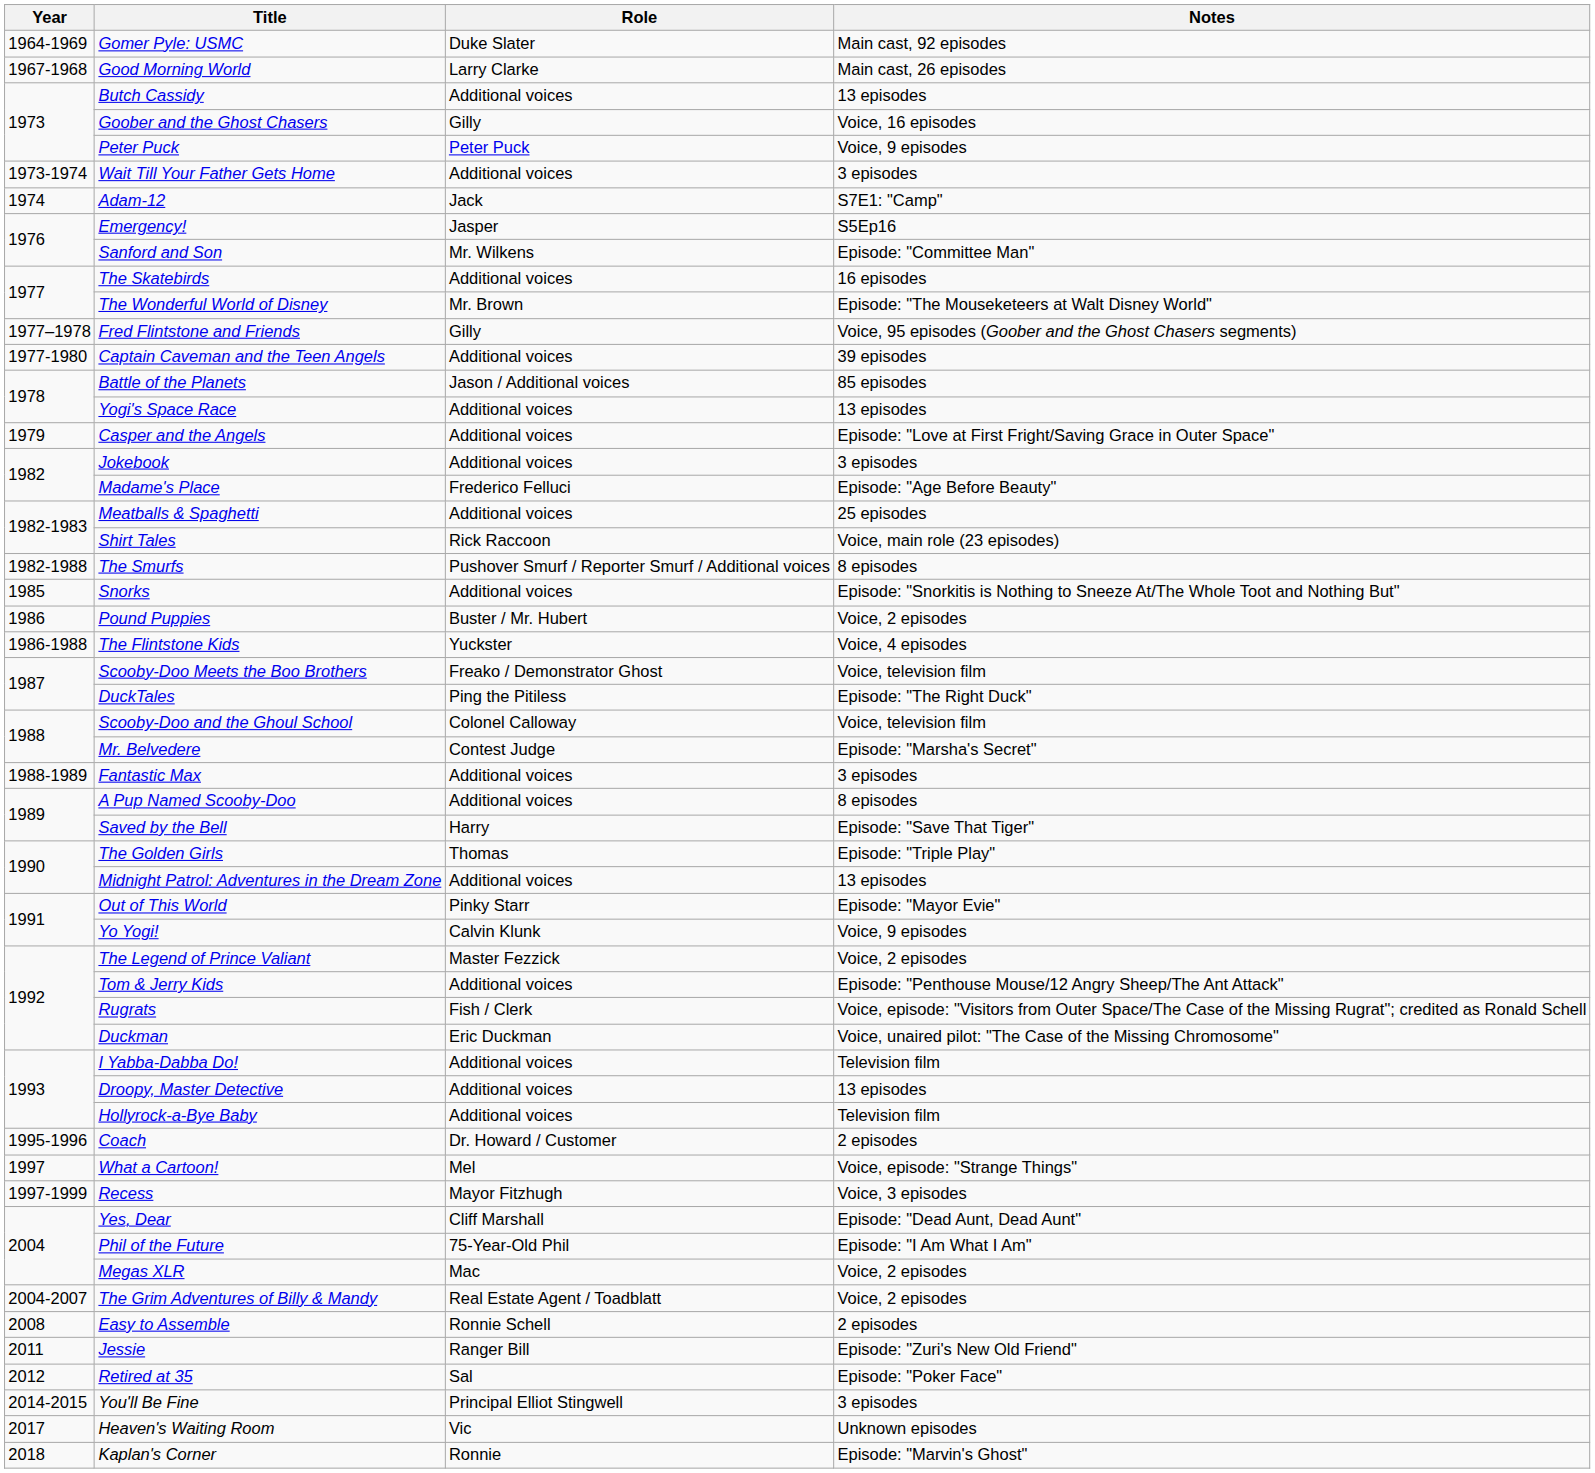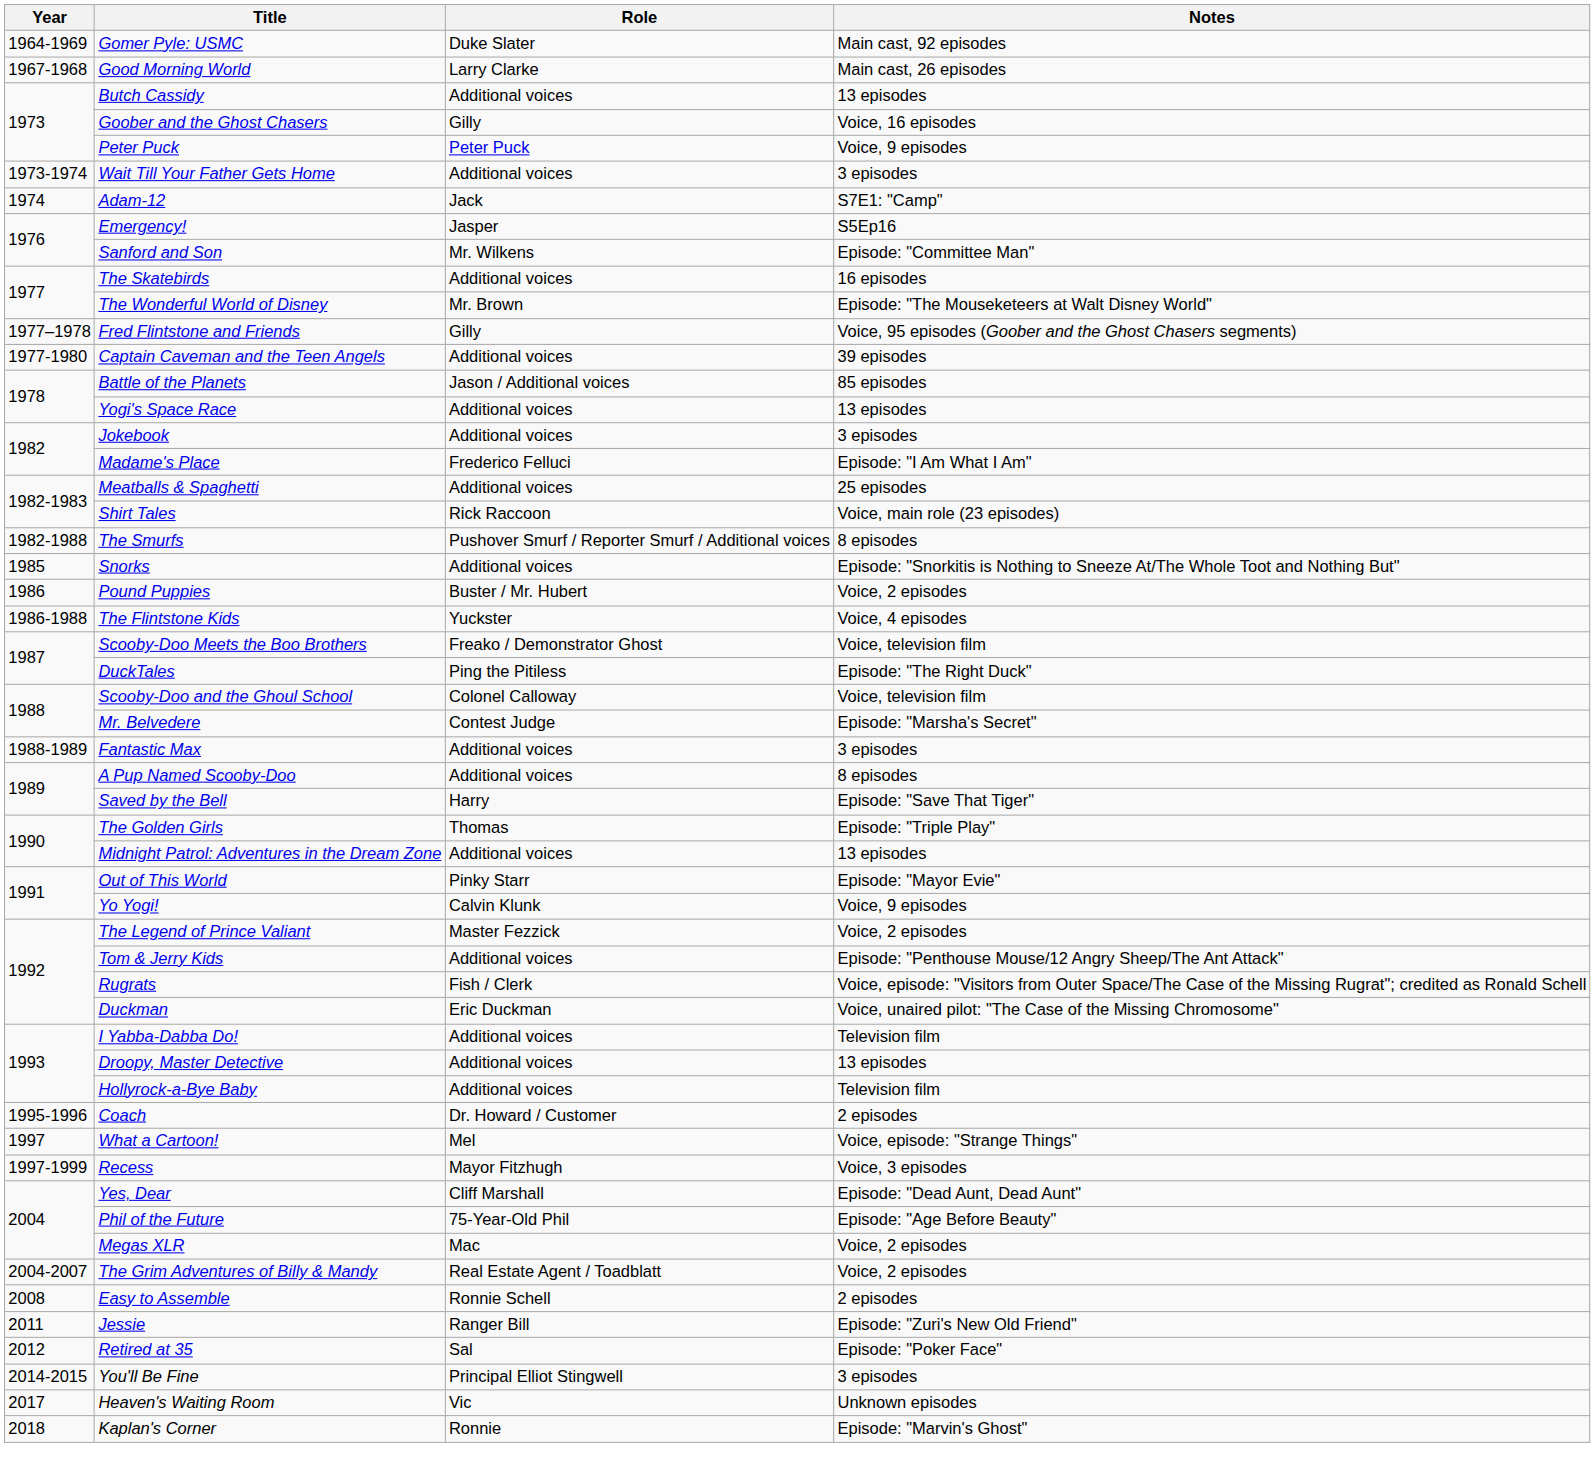- row: (182, 435)
(947, 488) Episode: "Age Before Beauty" -> (935, 461) Episode: "I Am What I Am"
(935, 1245) Episode: "I Am What I Am" -> (947, 1219) Episode: "Age Before Beauty"
